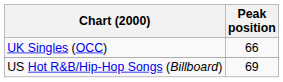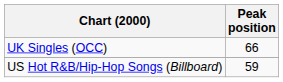(252, 67) 69 -> (252, 67) 59
